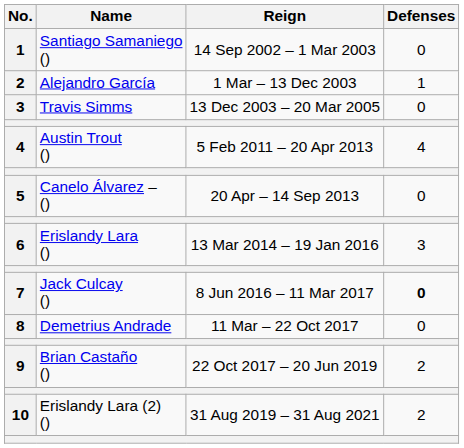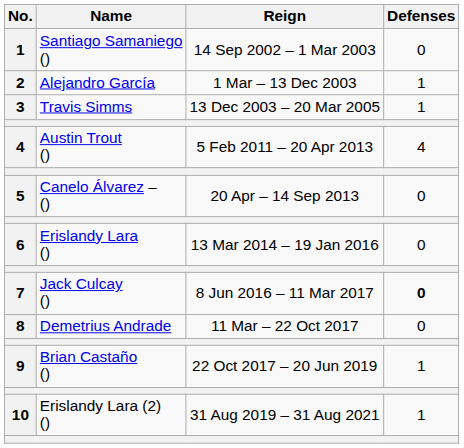(421, 107) 0 -> (421, 107) 1
(421, 244) 3 -> (421, 244) 0
(421, 366) 2 -> (421, 366) 1
(421, 415) 2 -> (421, 415) 1
